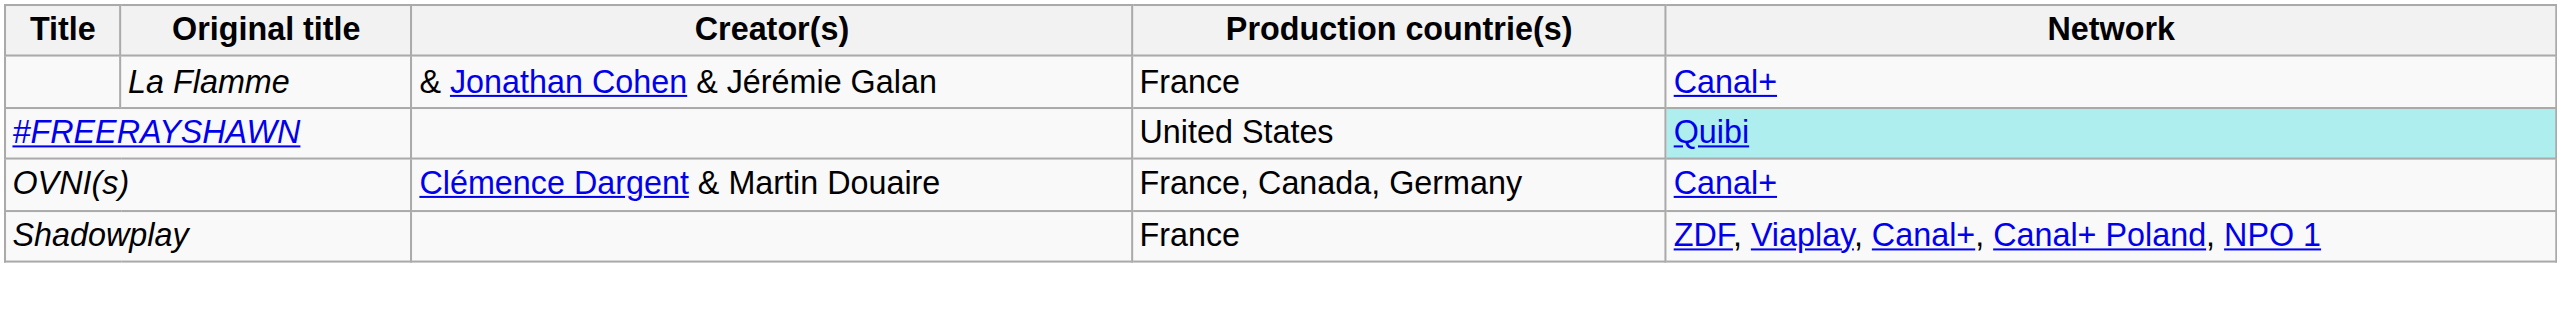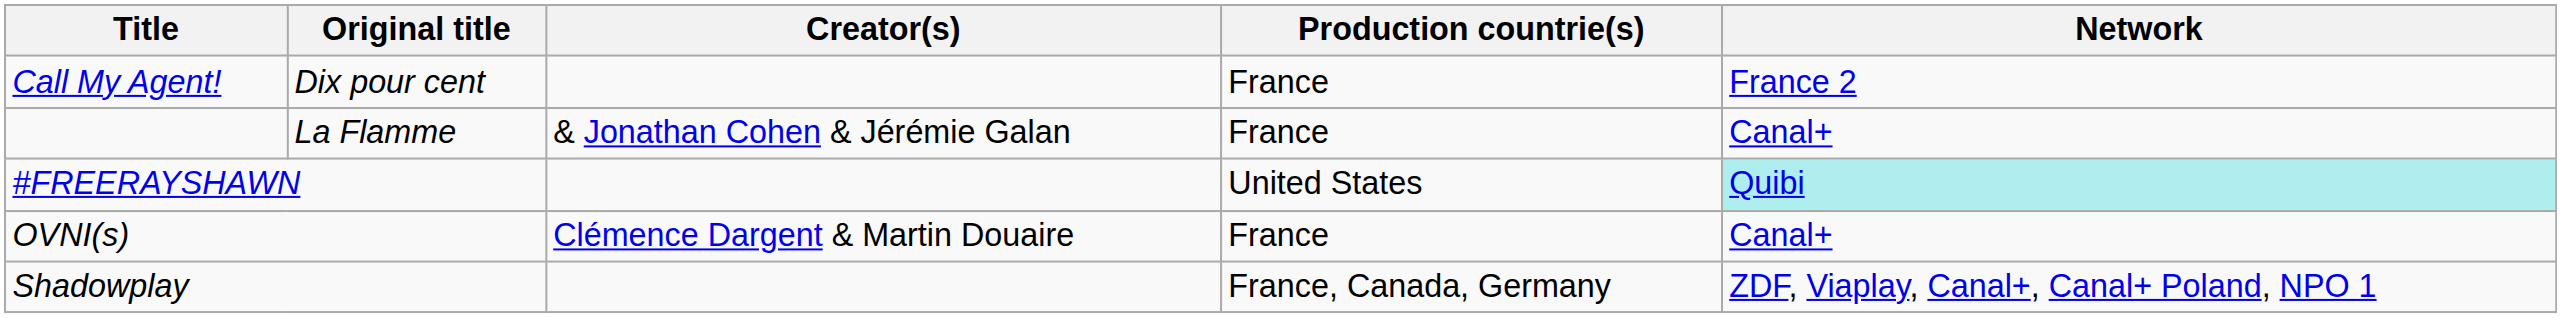+ row: (117, 81)
(1331, 183) France, Canada, Germany -> (1279, 235) France
(1190, 235) France -> (1420, 286) France, Canada, Germany
